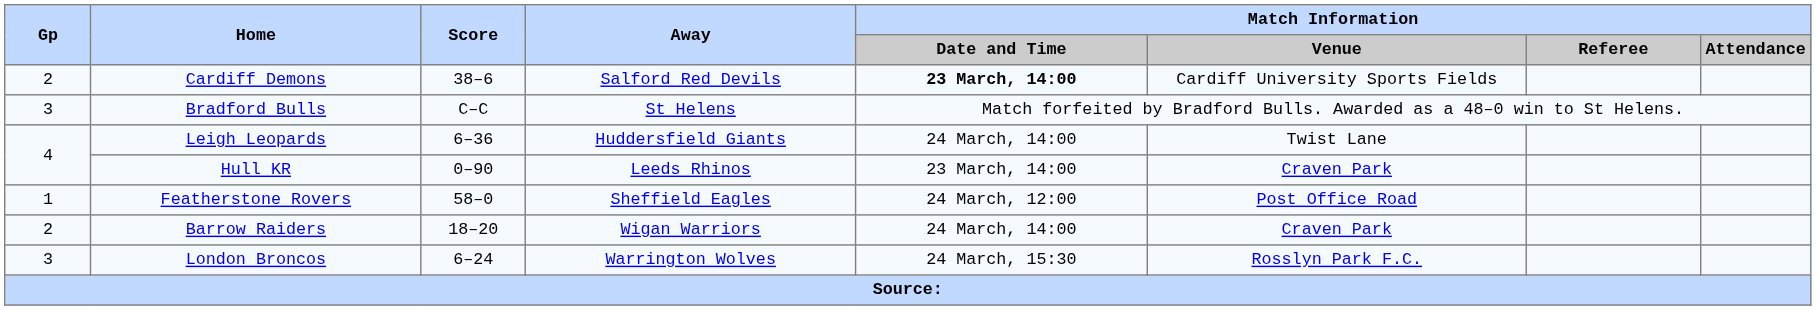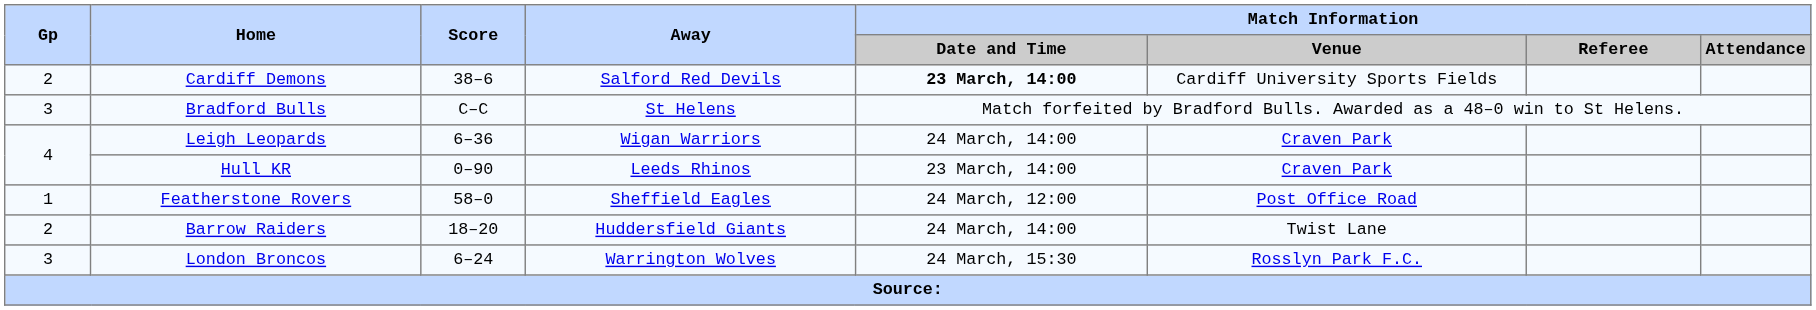(691, 140) Huddersfield Giants -> (691, 140) Wigan Warriors
(1337, 140) Twist Lane -> (1337, 140) Craven Park
(691, 230) Wigan Warriors -> (691, 230) Huddersfield Giants
(1337, 230) Craven Park -> (1337, 230) Twist Lane
